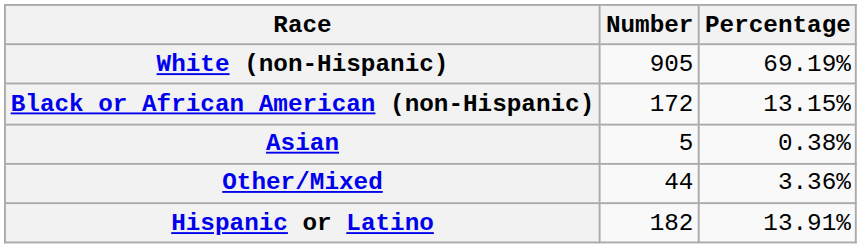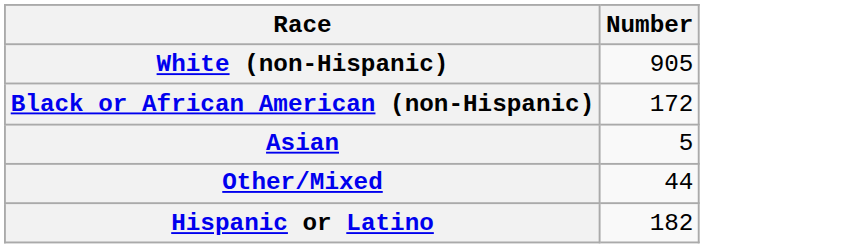- column: (778, 25)
